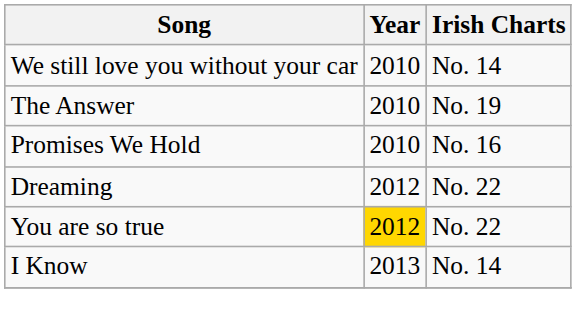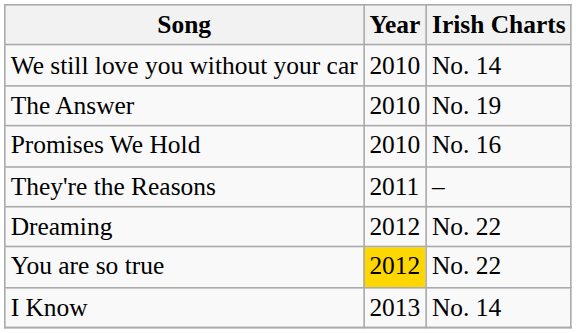+ row: (113, 186)
